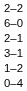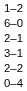rows swapped: (14, 68) <-> (14, 9)
